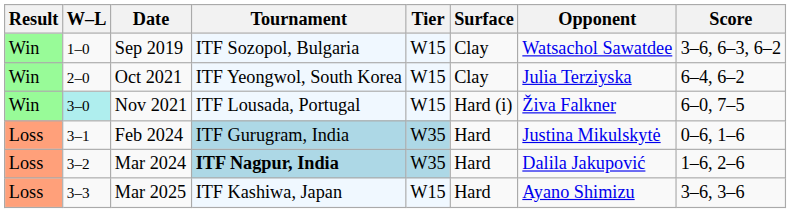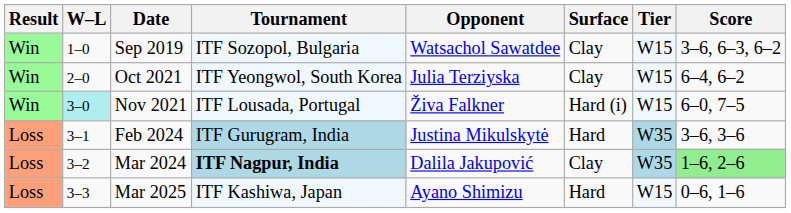columns swapped: (428, 18) <-> (597, 18)
(713, 134) 0–6, 1–6 -> (713, 134) 3–6, 3–6
(472, 163) Hard -> (586, 163) Clay
(713, 163) no background -> (713, 163) lightgreen background
(713, 192) 3–6, 3–6 -> (713, 192) 0–6, 1–6
